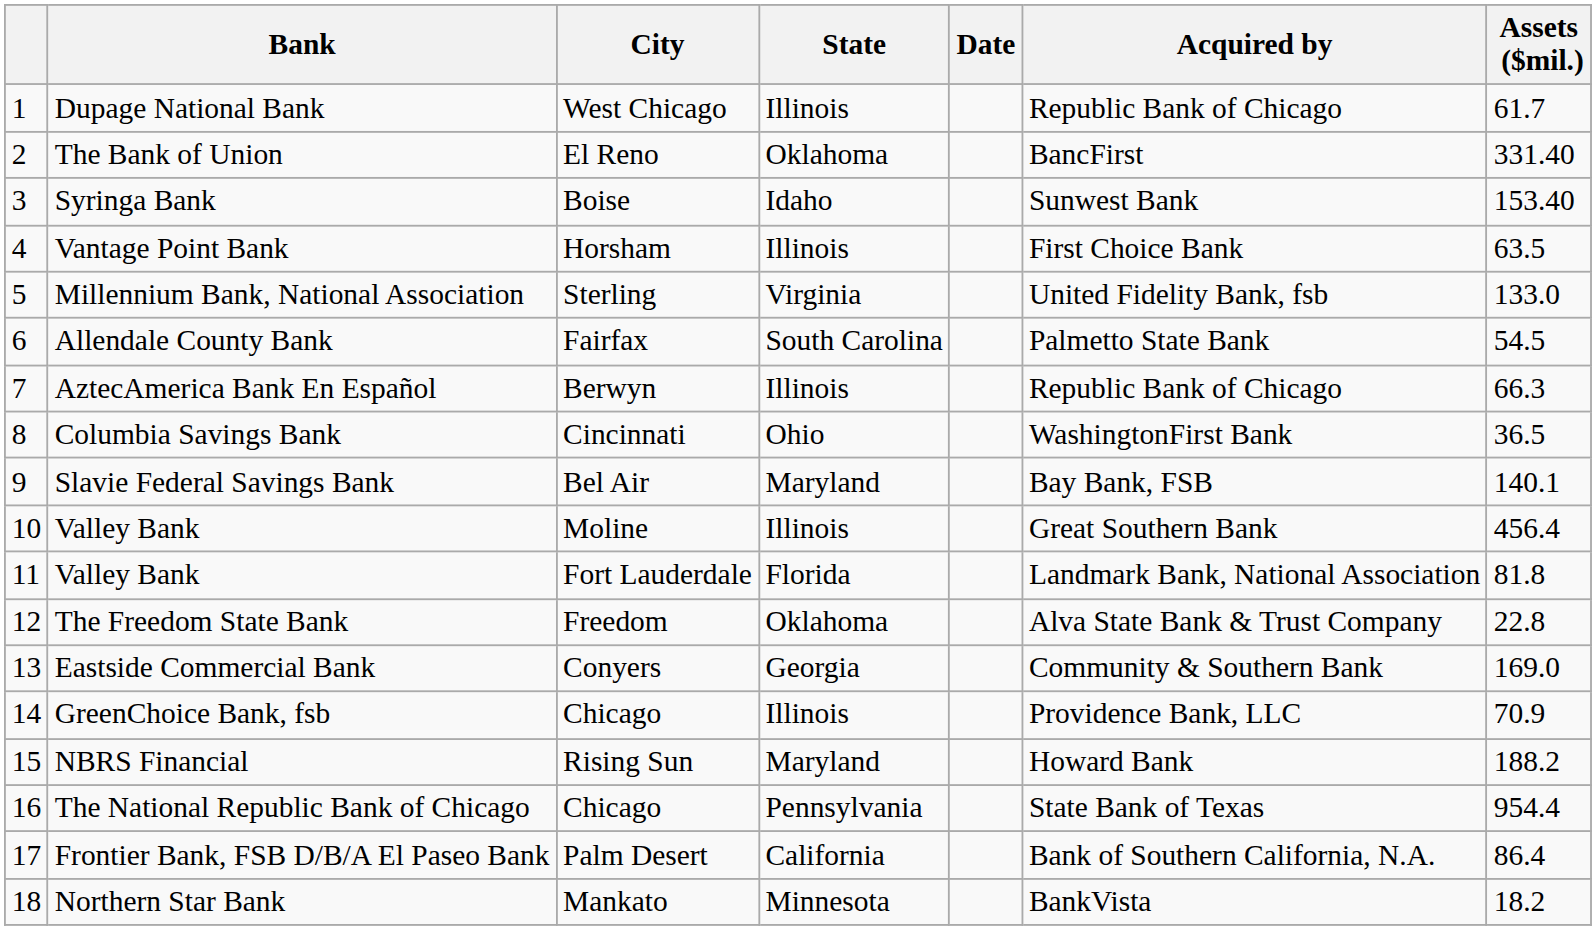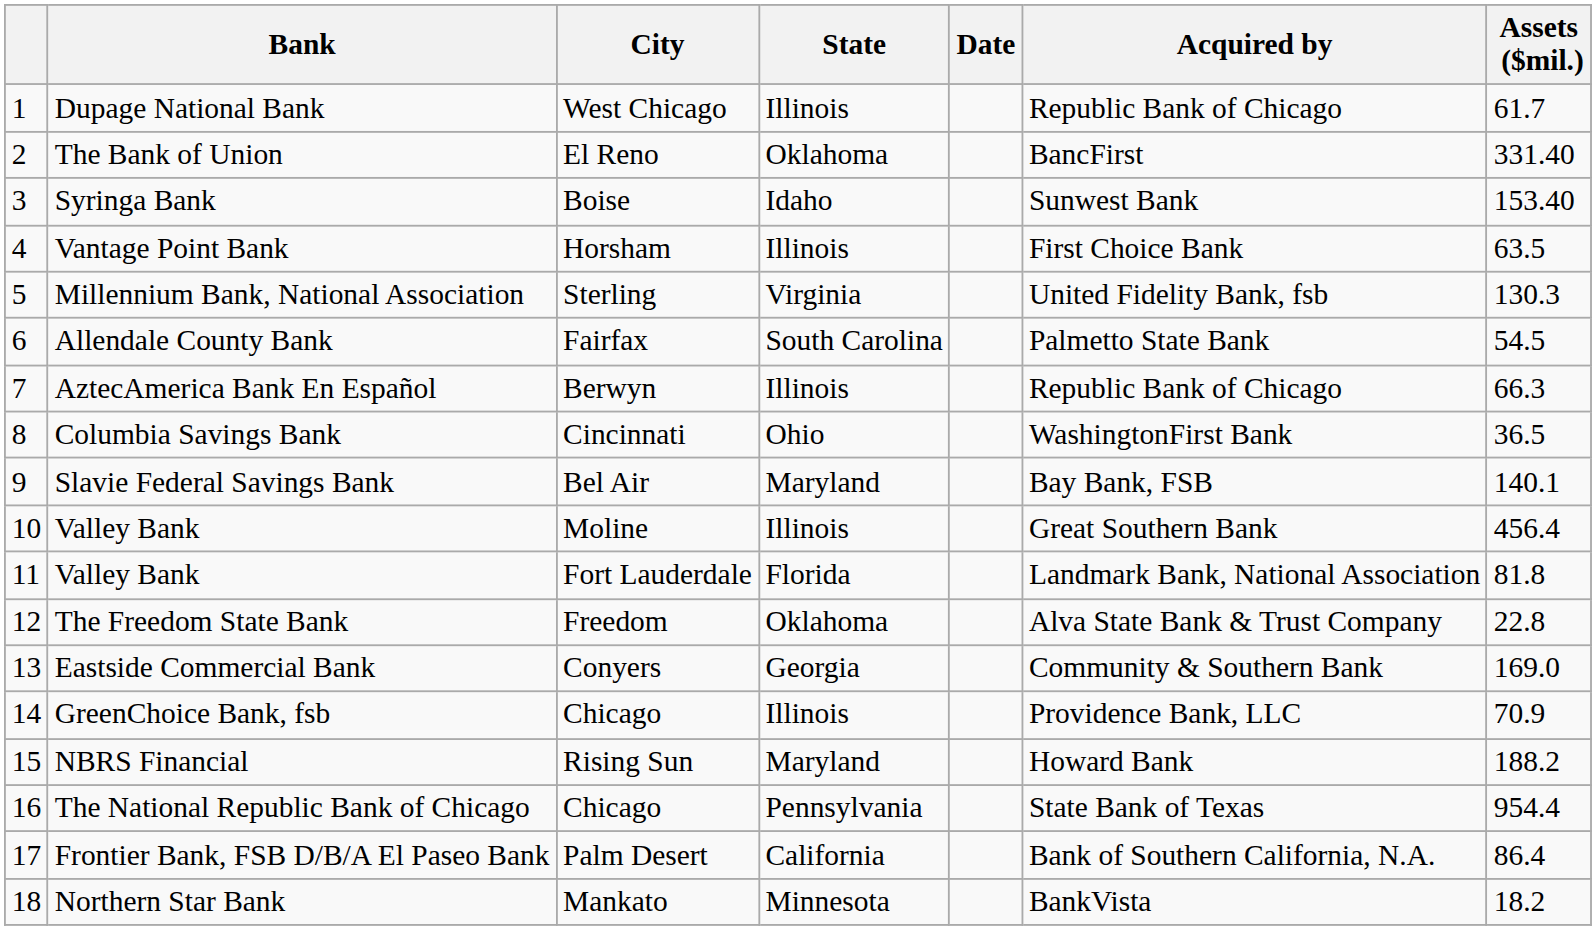(1527, 294) 133.0 -> (1527, 294) 130.3
